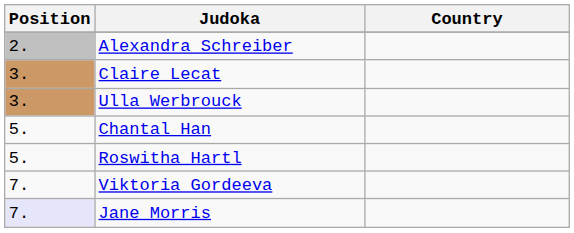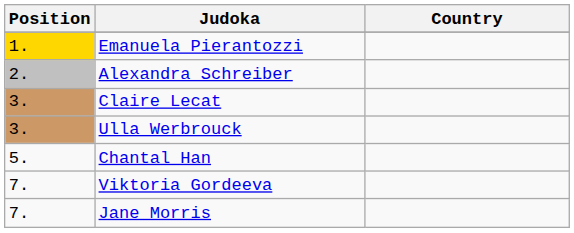+ row: (201, 46)
- row: (170, 157)
(19, 213) lavender background -> (19, 213) no background
